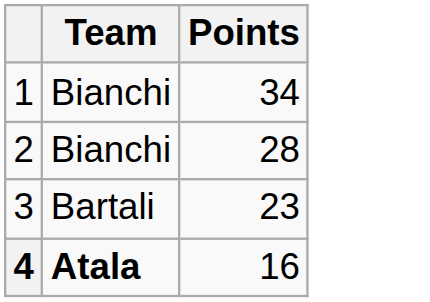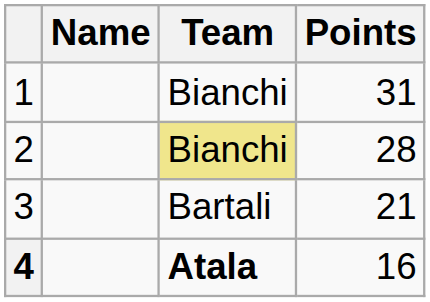+ column: (101, 33)
(280, 91) 34 -> (396, 91) 31
(111, 149) no background -> (228, 149) khaki background
(280, 207) 23 -> (396, 207) 21
